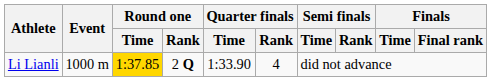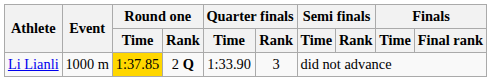(276, 64) 4 -> (276, 64) 3
